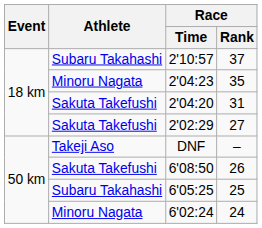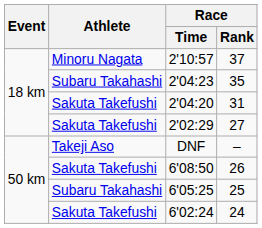(107, 59) Subaru Takahashi -> (97, 59) Minoru Nagata
(97, 81) Minoru Nagata -> (107, 81) Subaru Takahashi
(97, 212) Minoru Nagata -> (104, 212) Sakuta Takefushi
